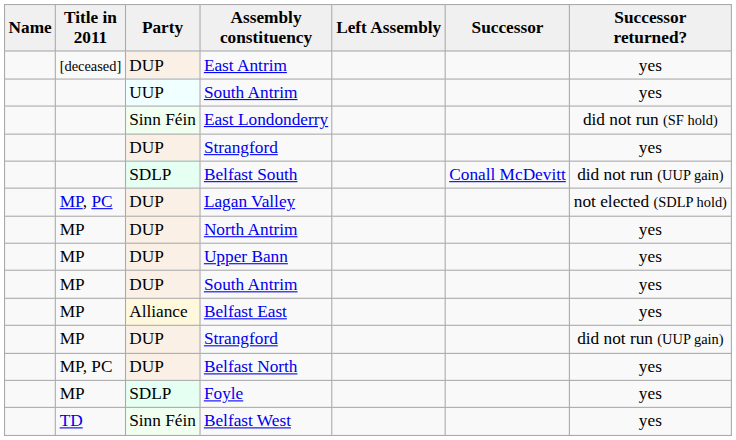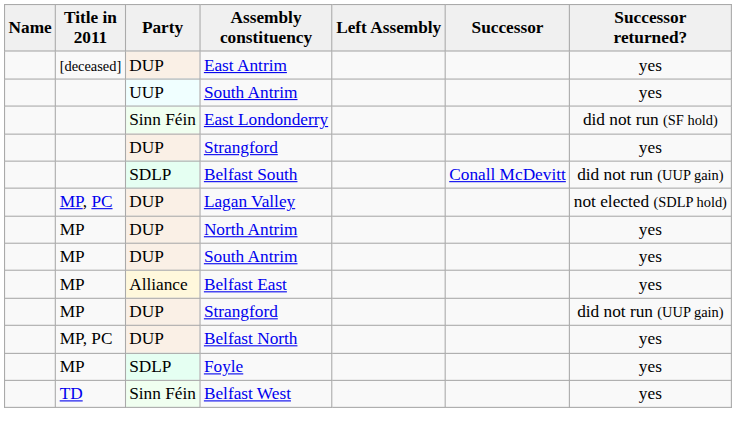- row: (72, 256)
